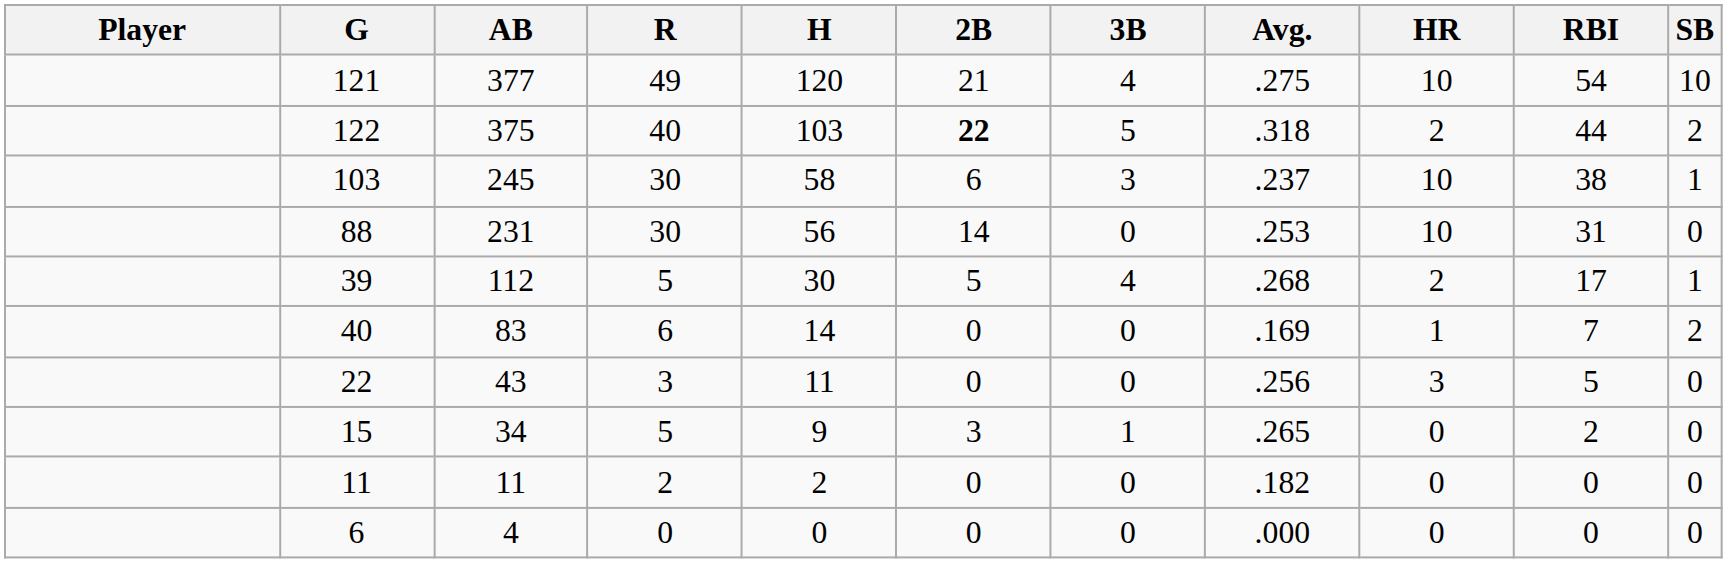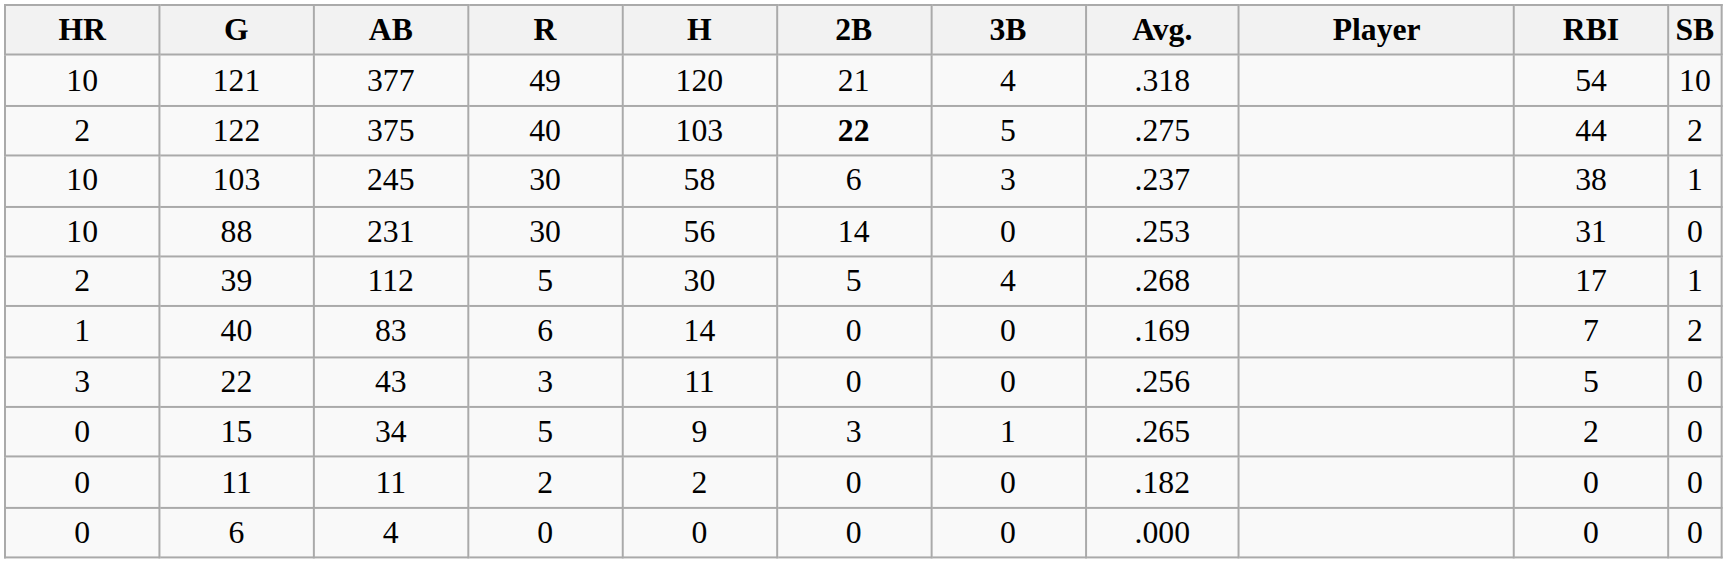columns swapped: (142, 29) <-> (1437, 29)
(1282, 79) .275 -> (1162, 79) .318
(1282, 130) .318 -> (1162, 130) .275
